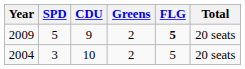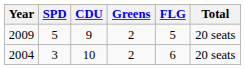(173, 34) bold -> (173, 34) normal
(173, 54) 5 -> (173, 54) 6
